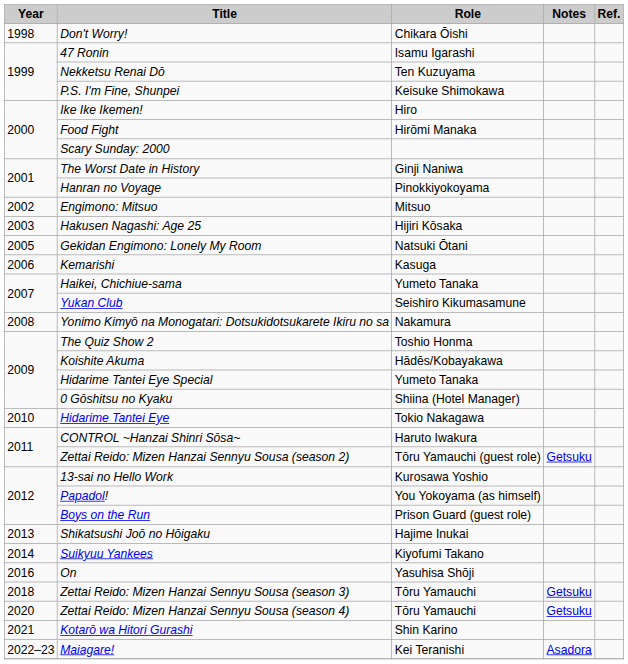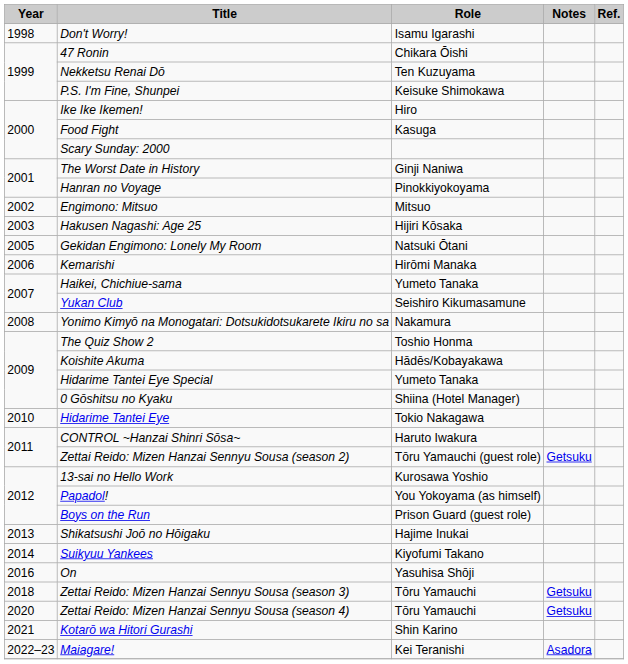(431, 33) Chikara Ōishi -> (435, 33) Isamu Igarashi
(435, 53) Isamu Igarashi -> (431, 53) Chikara Ōishi
(436, 130) Hirōmi Manaka -> (415, 130) Kasuga
(415, 264) Kasuga -> (436, 264) Hirōmi Manaka
